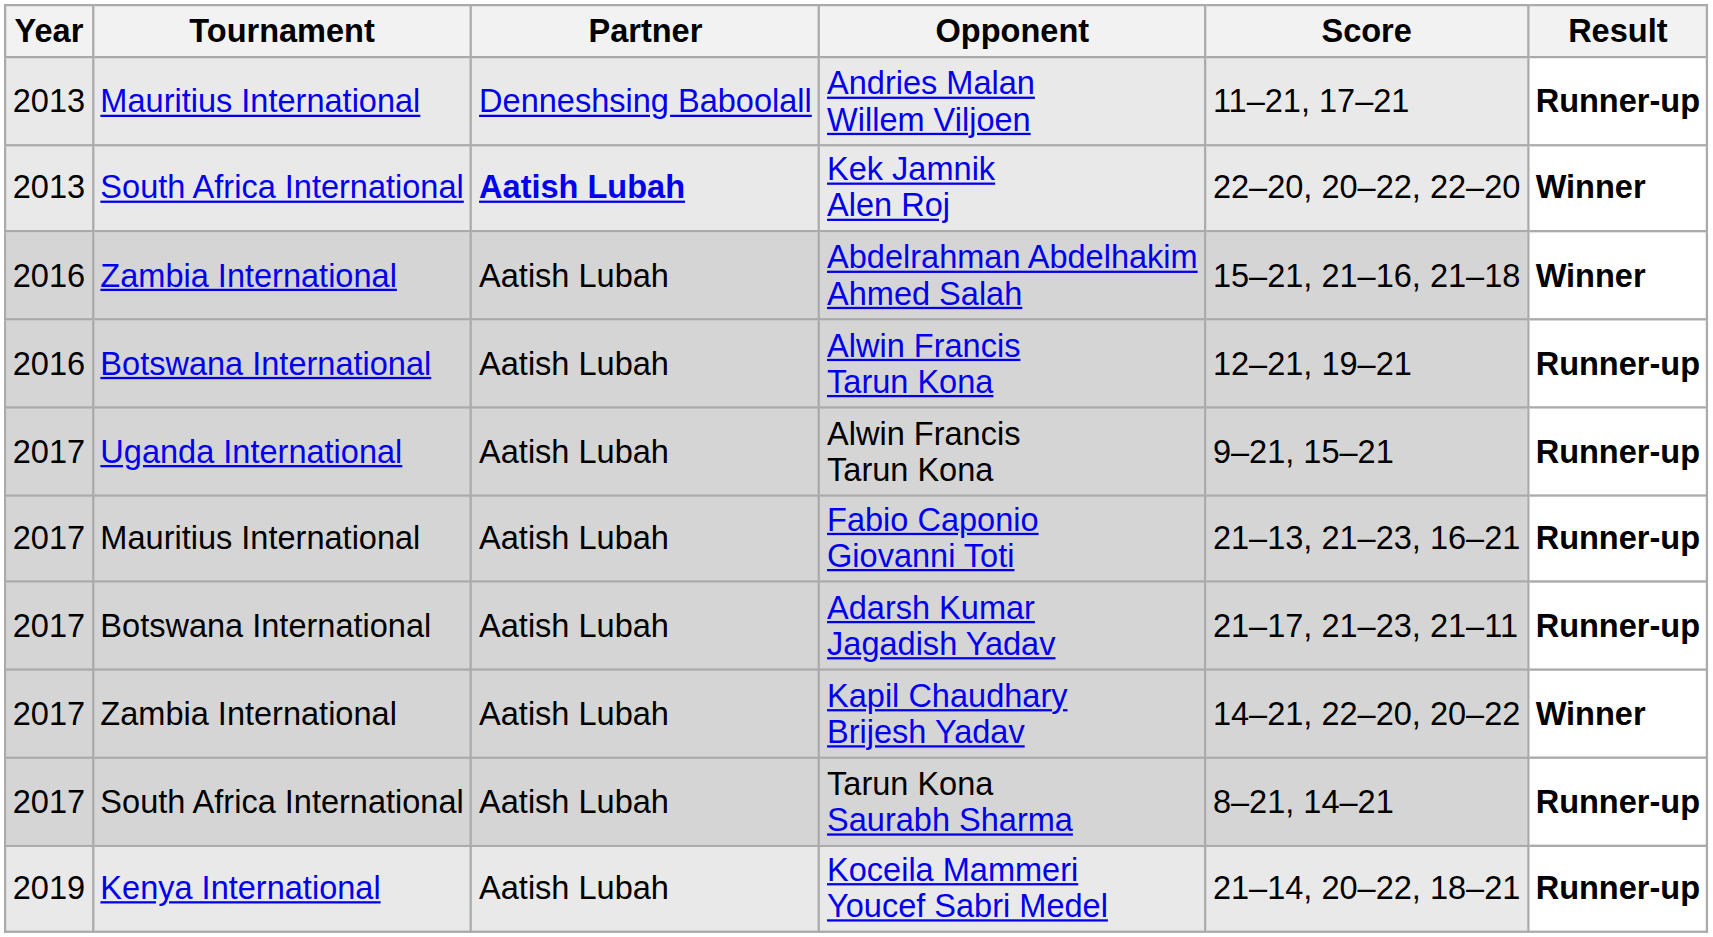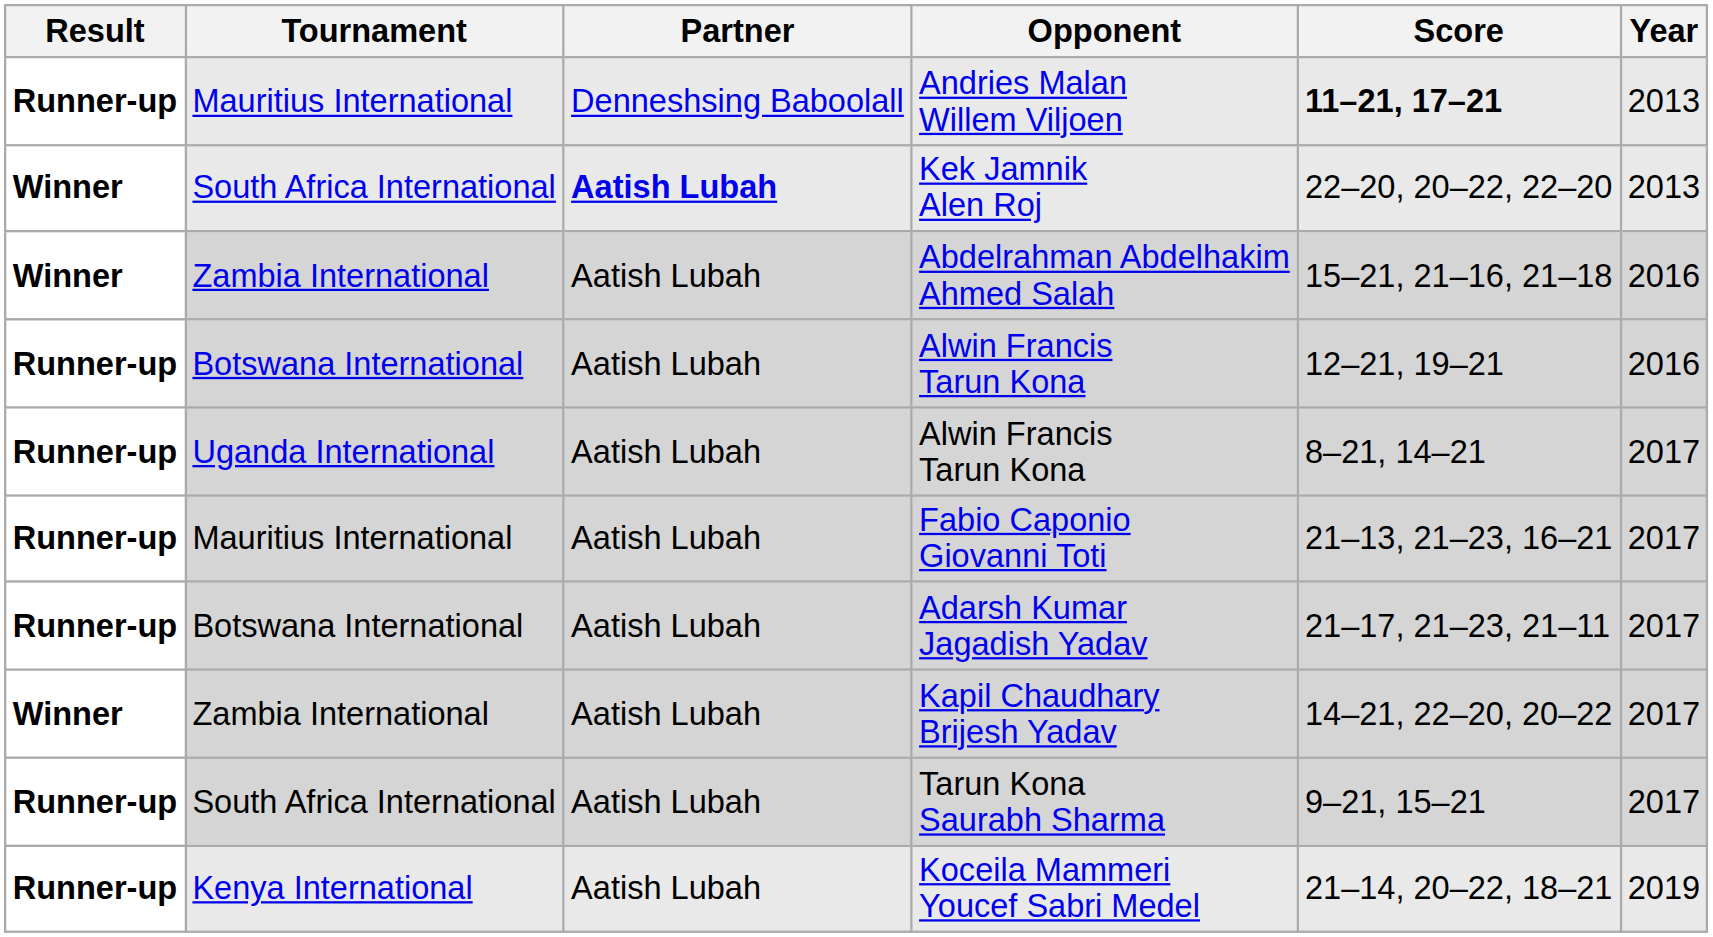columns swapped: (49, 31) <-> (1618, 31)
(1311, 101) normal -> (1404, 101) bold
(1303, 451) 9–21, 15–21 -> (1395, 451) 8–21, 14–21
(1303, 801) 8–21, 14–21 -> (1395, 801) 9–21, 15–21
